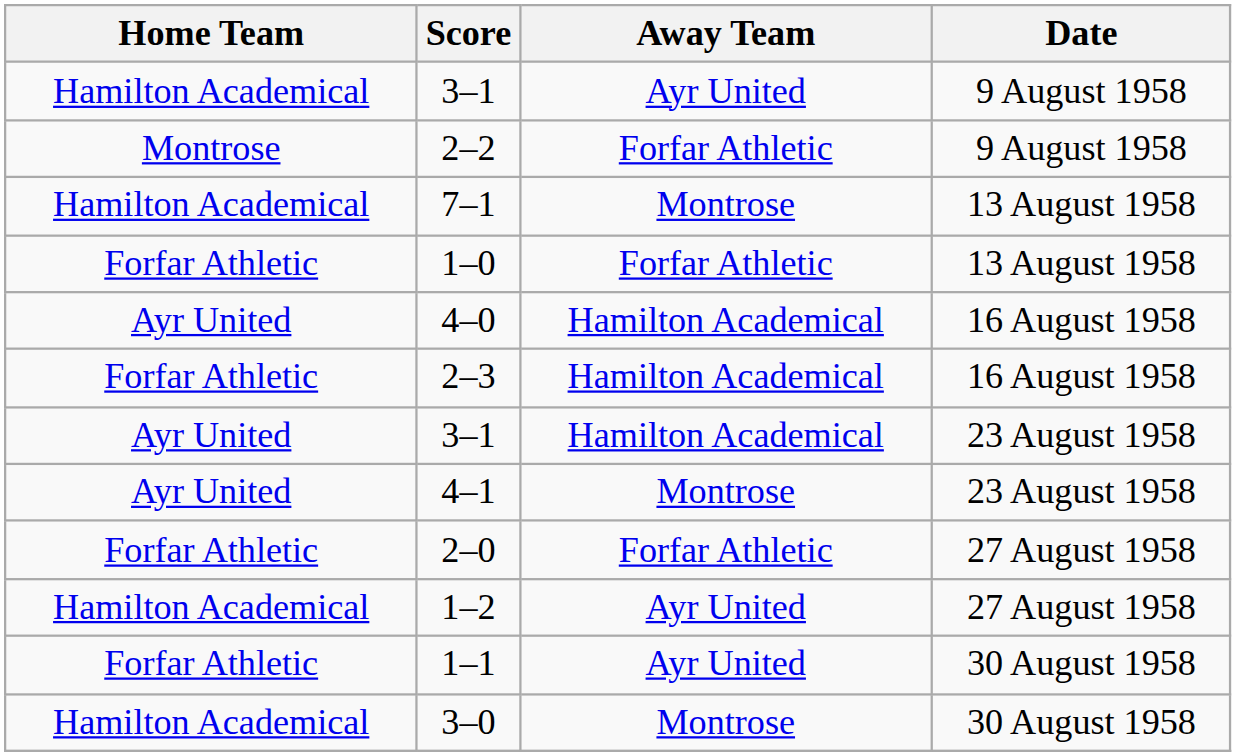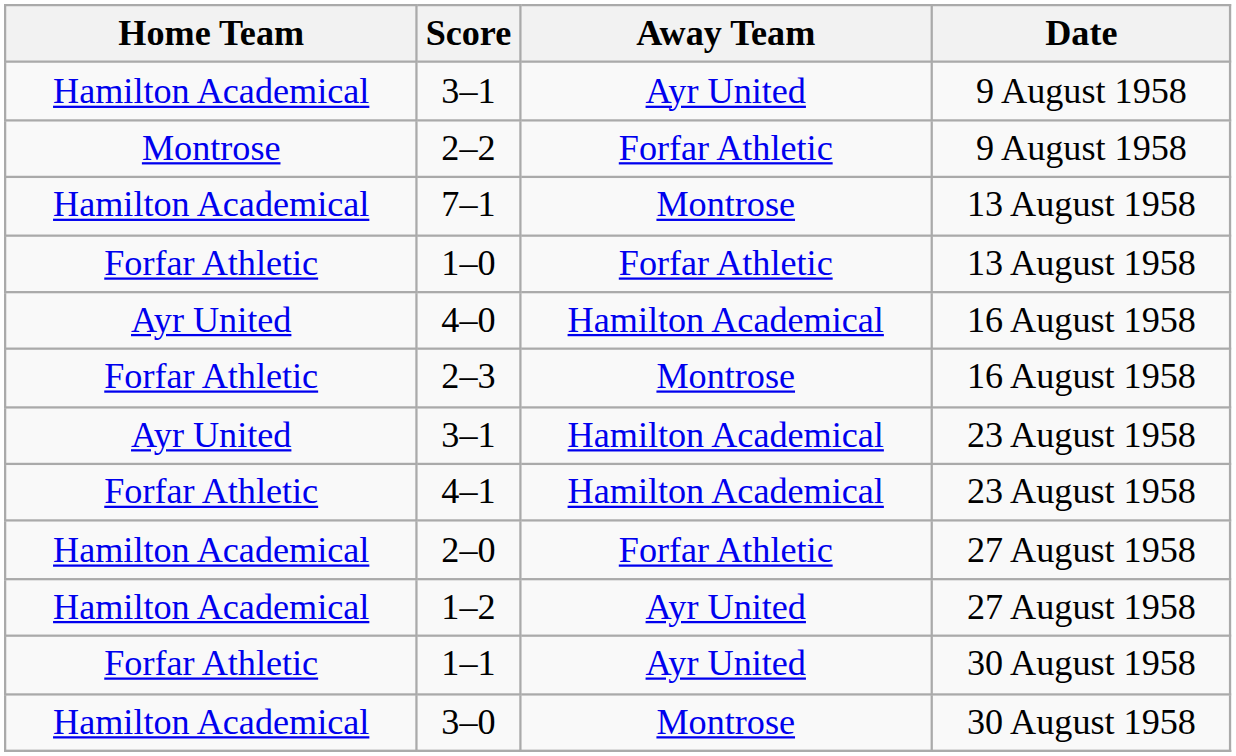(726, 377) Hamilton Academical -> (726, 377) Montrose
(211, 491) Ayr United -> (211, 491) Forfar Athletic
(726, 491) Montrose -> (726, 491) Hamilton Academical
(211, 549) Forfar Athletic -> (211, 549) Hamilton Academical
